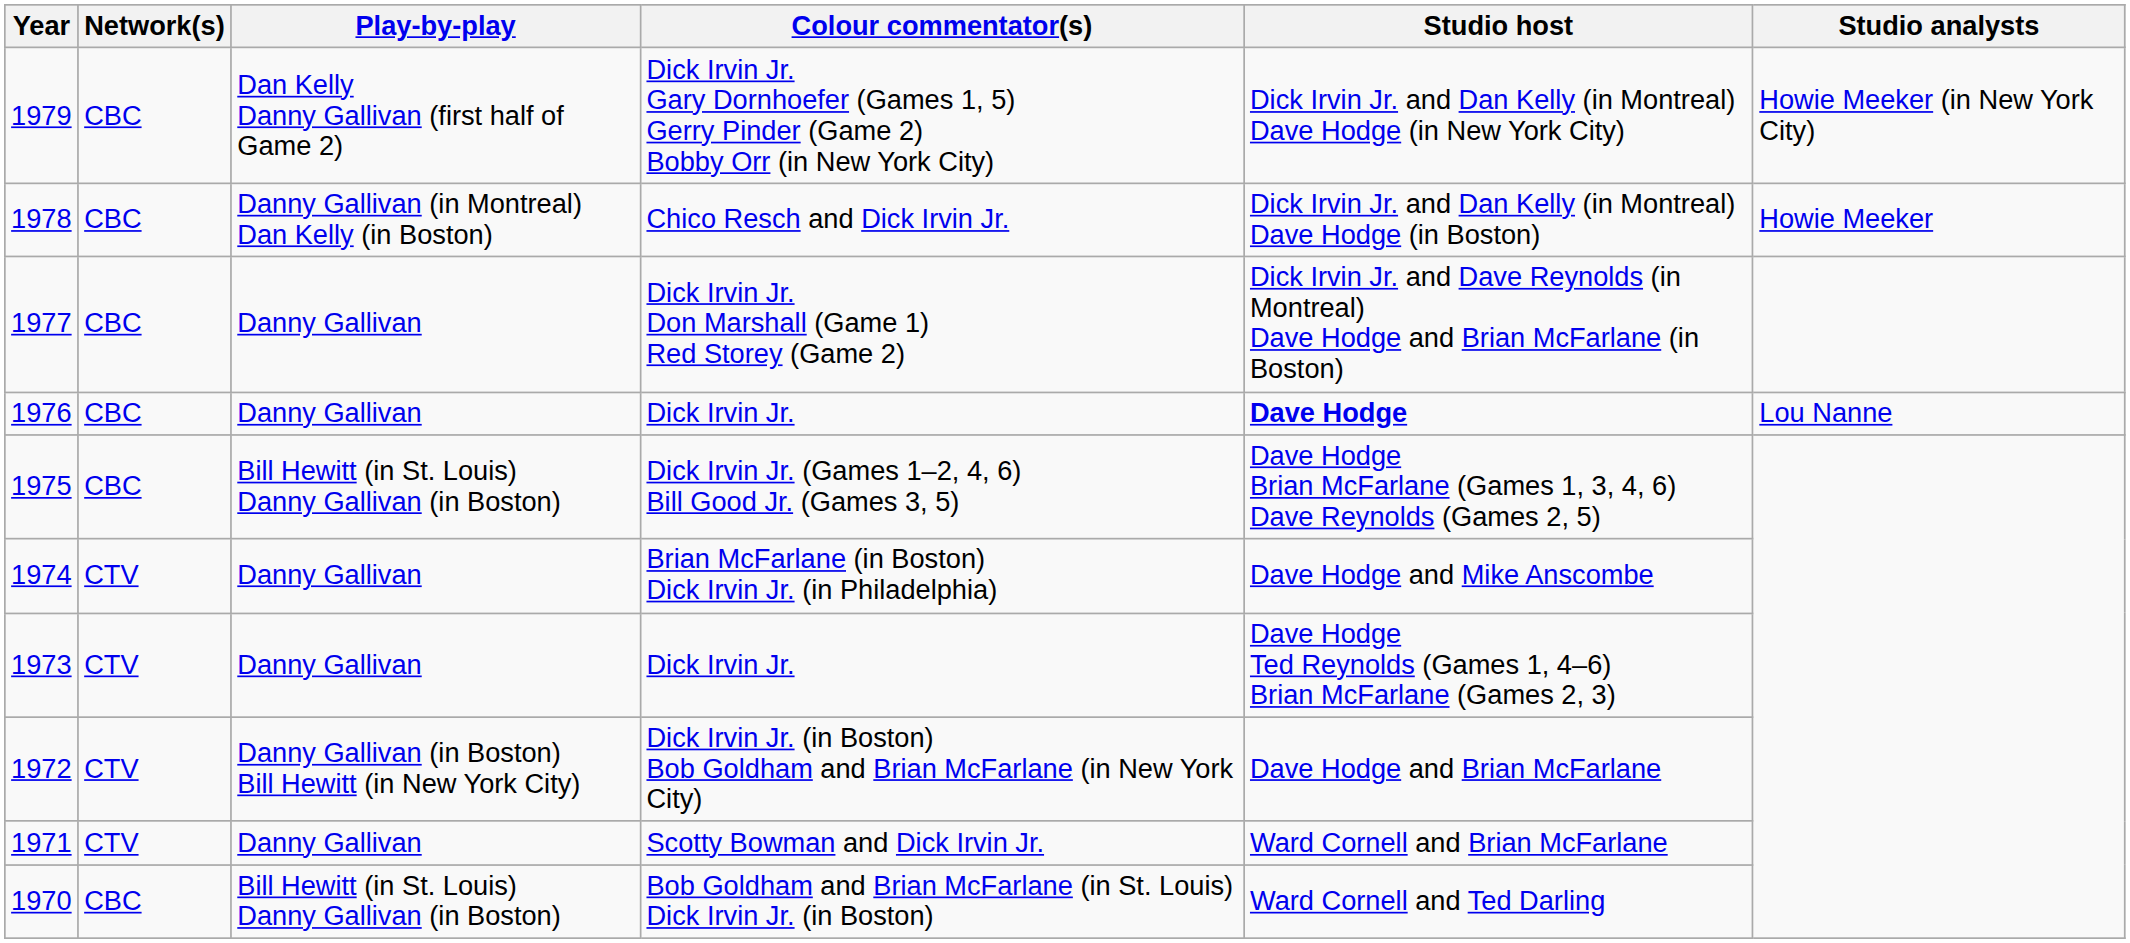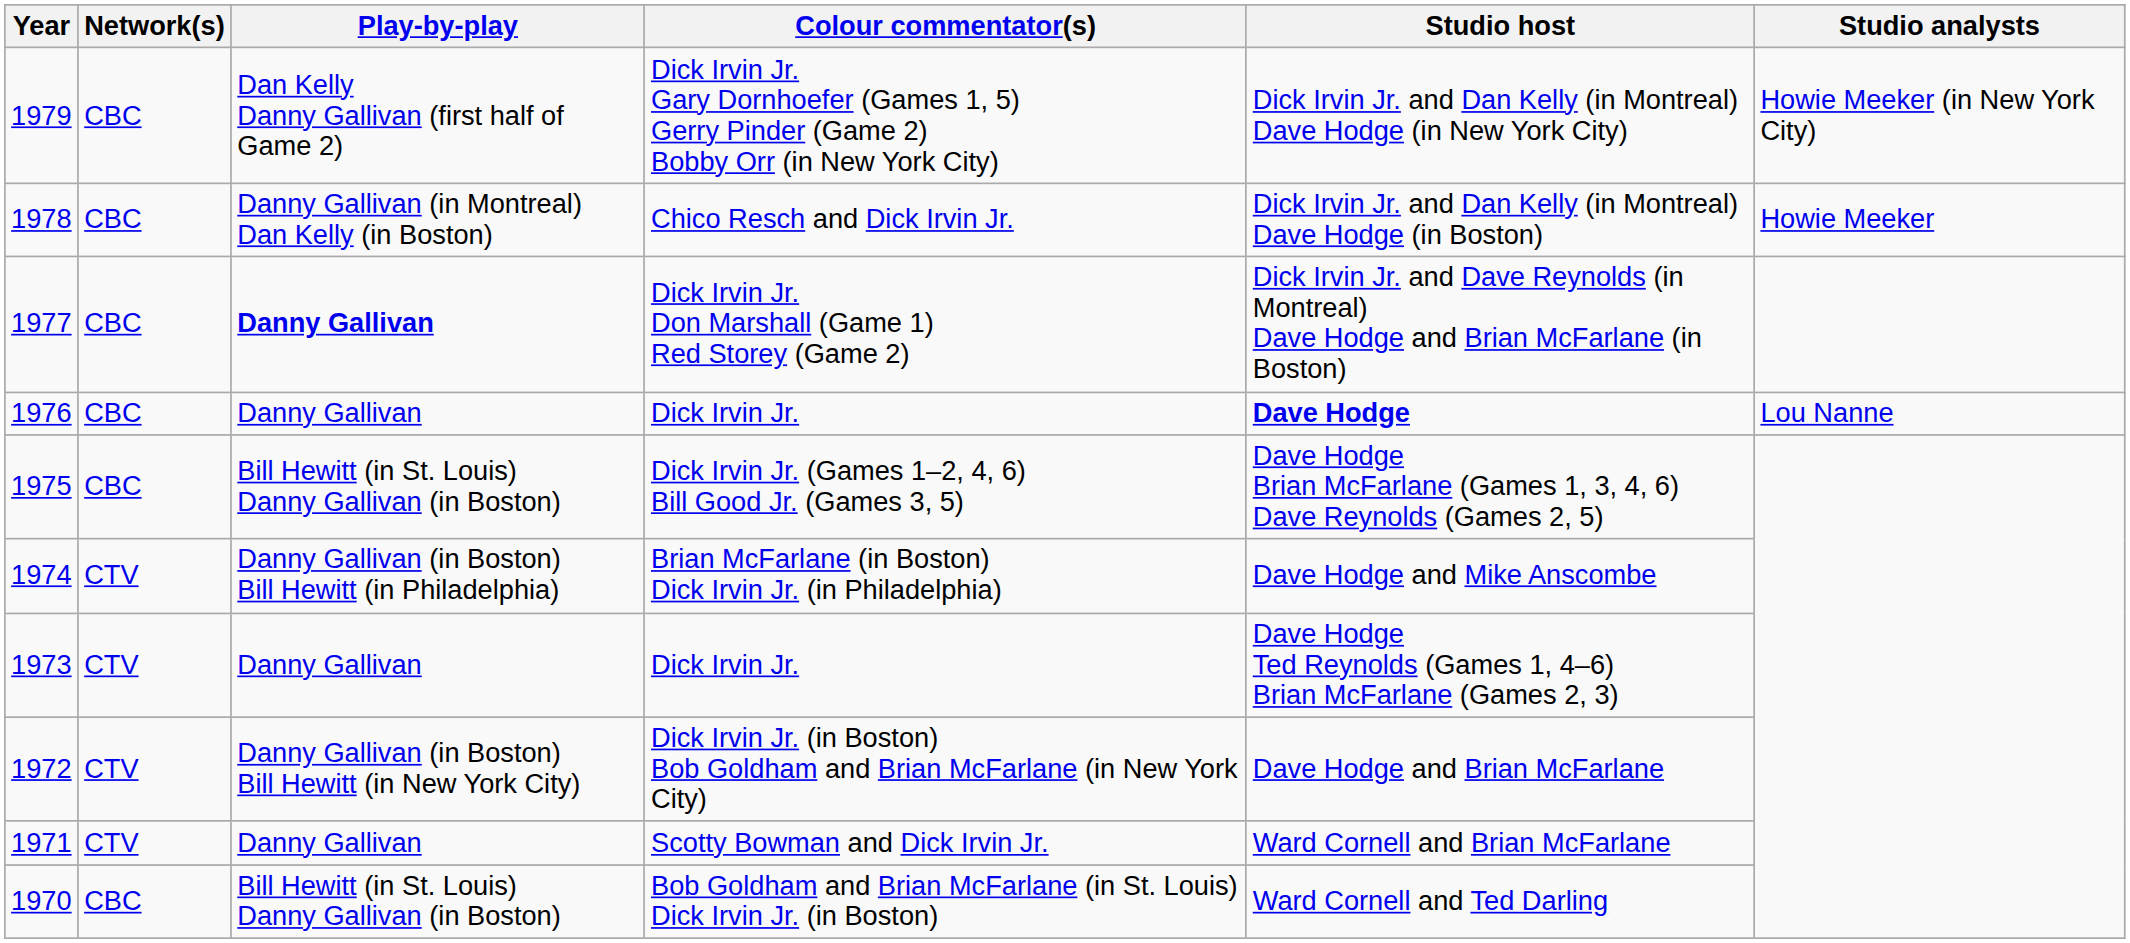(329, 323) normal -> (336, 323) bold
(329, 575) Danny Gallivan -> (399, 575) Danny Gallivan (in Boston) Bill Hewitt (in Philadelphia)
